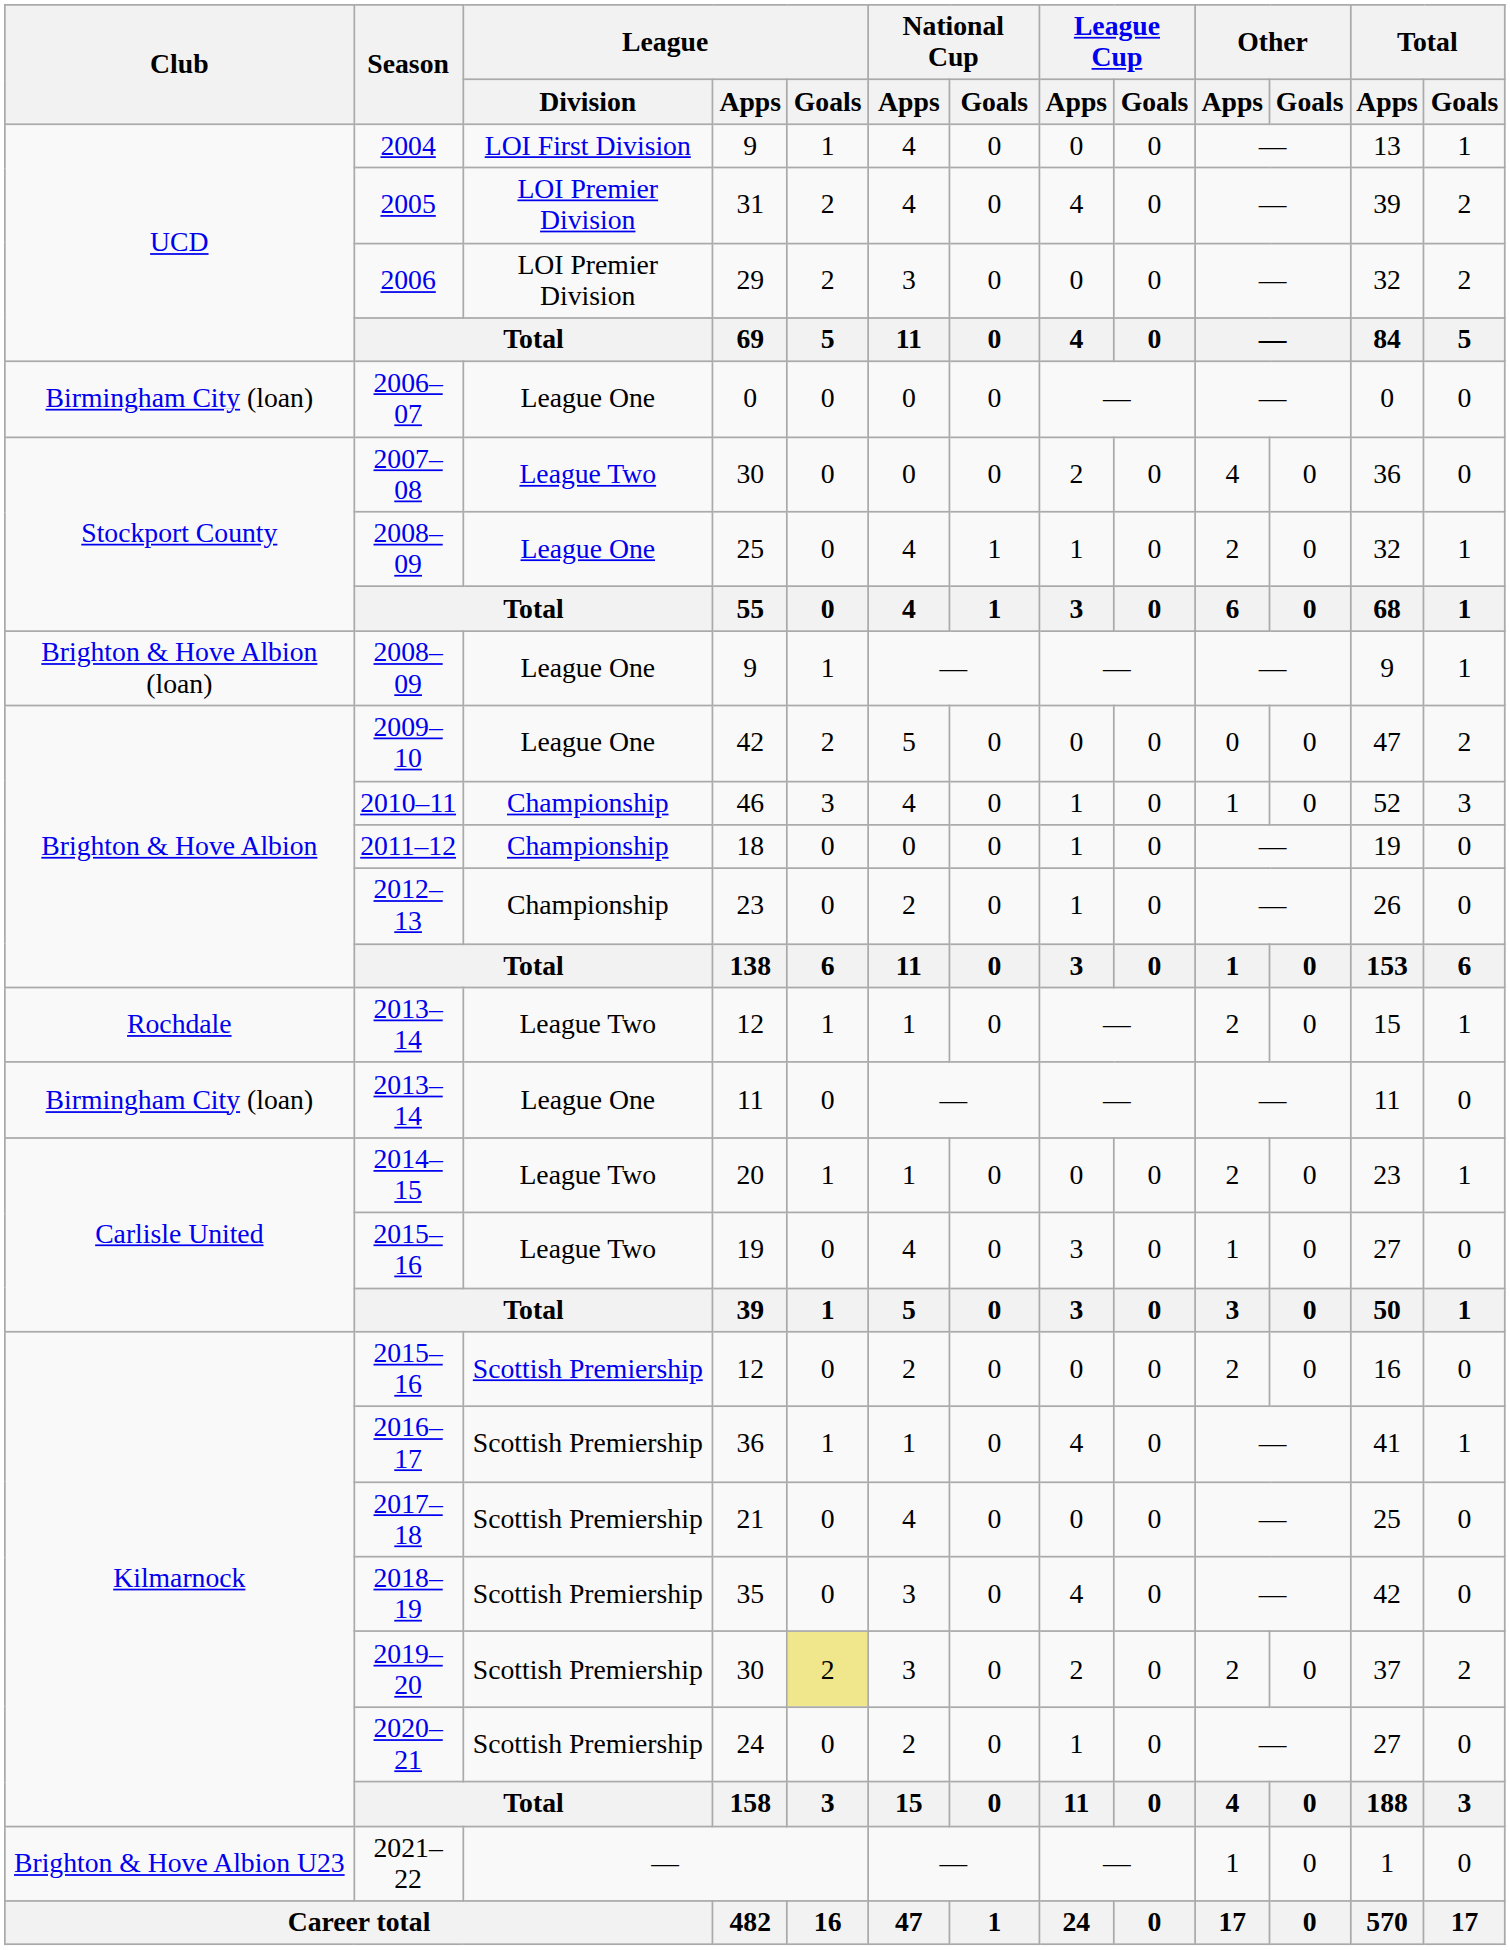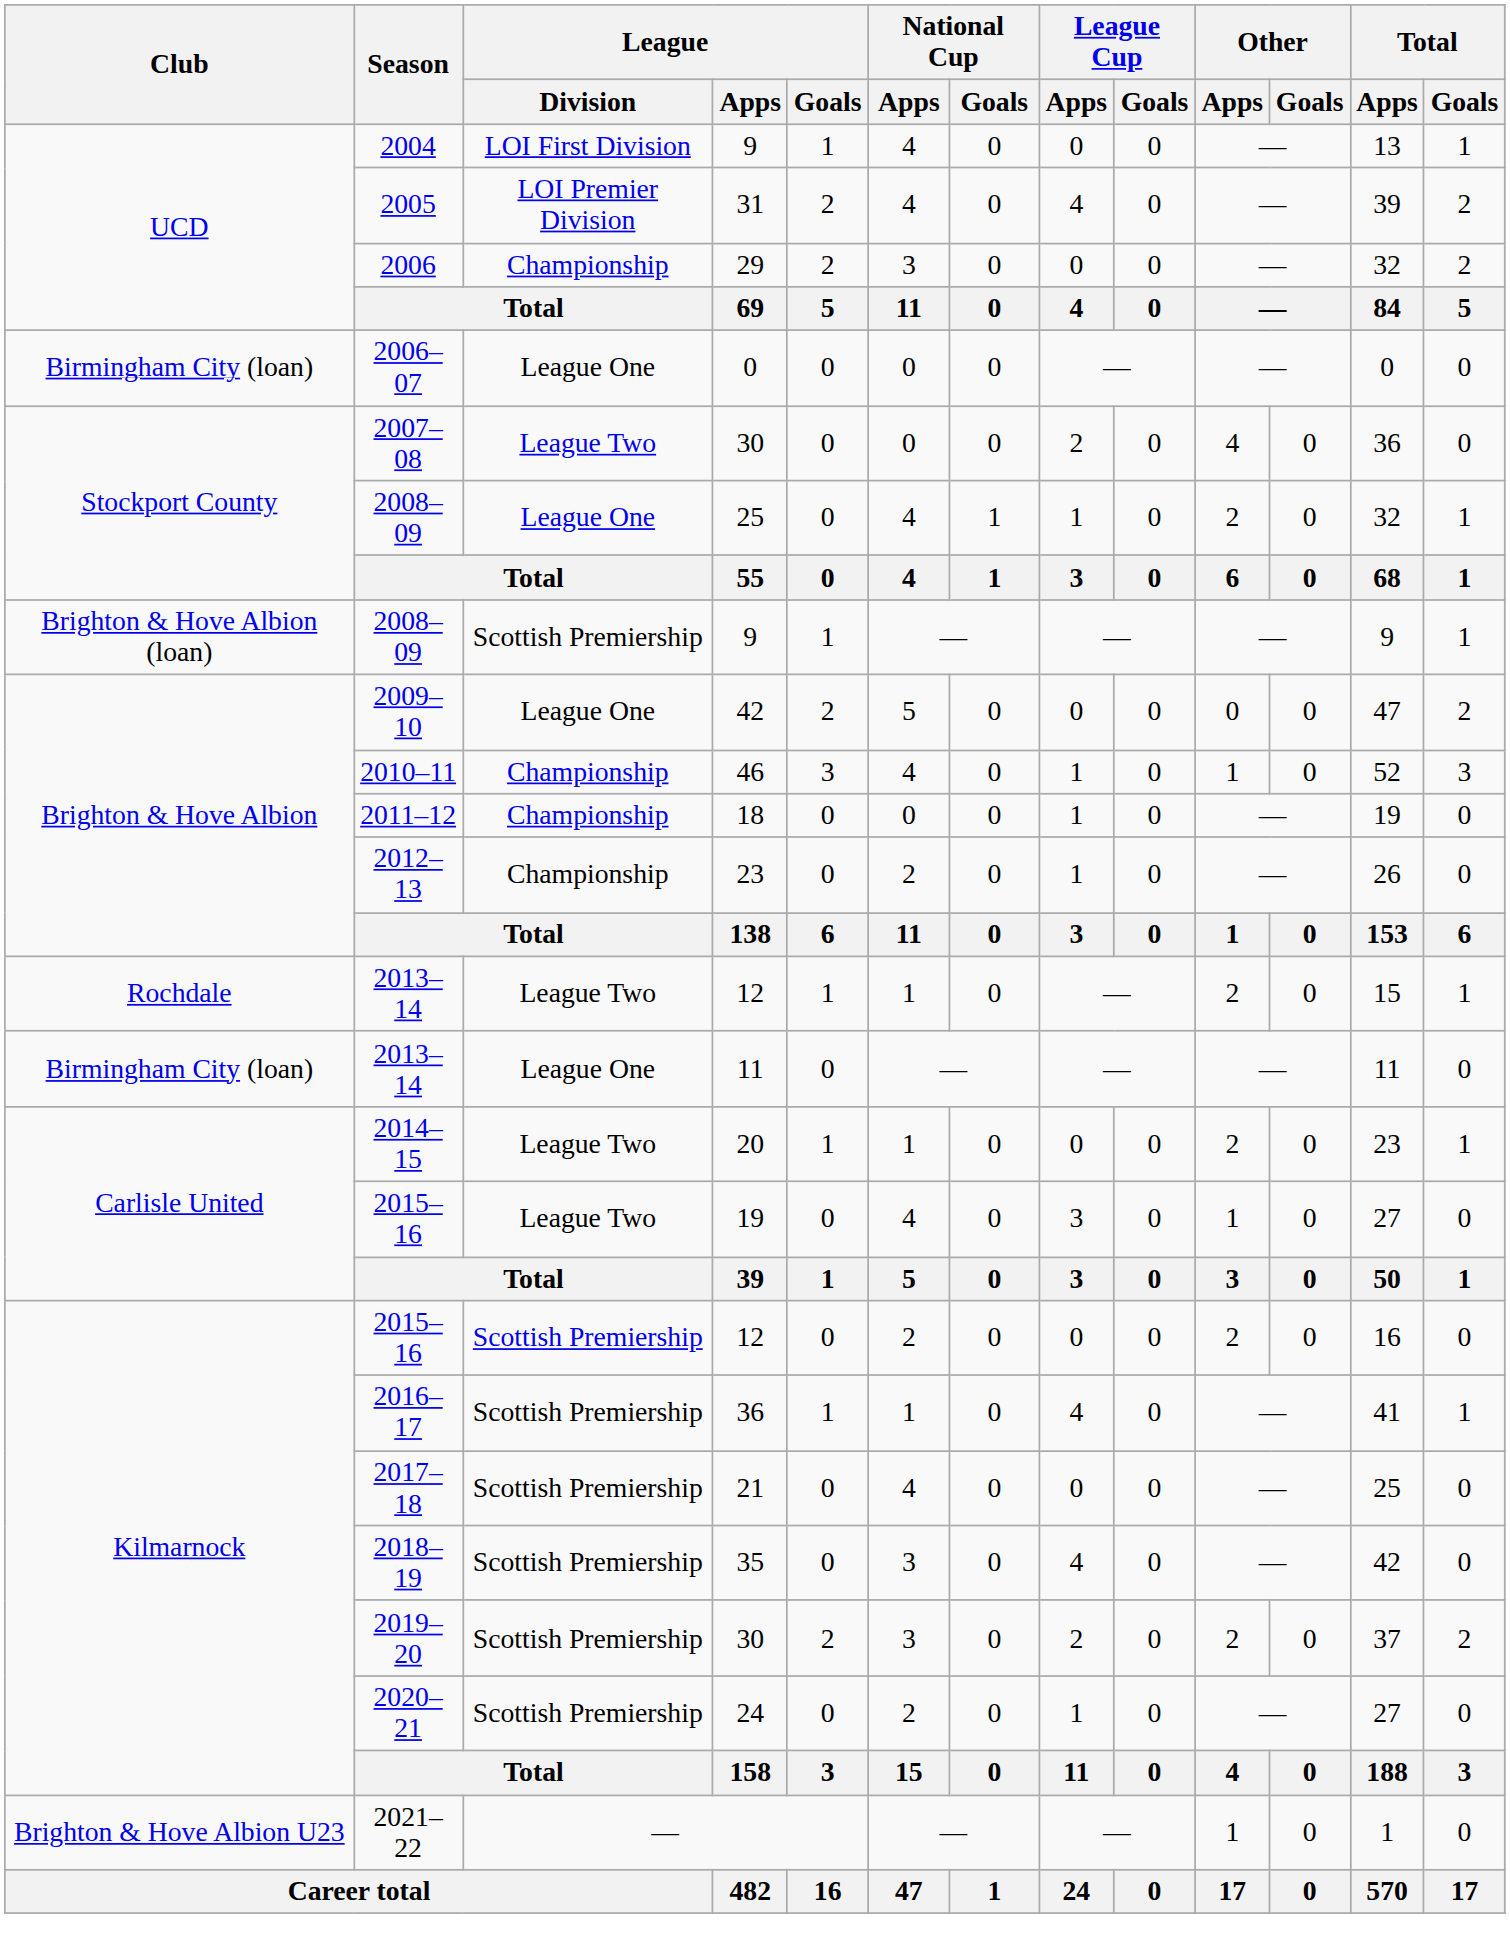(588, 279) LOI Premier Division -> (588, 264) Championship
(588, 667) League One -> (588, 636) Scottish Premiership
(828, 1668) khaki background -> (828, 1637) no background
